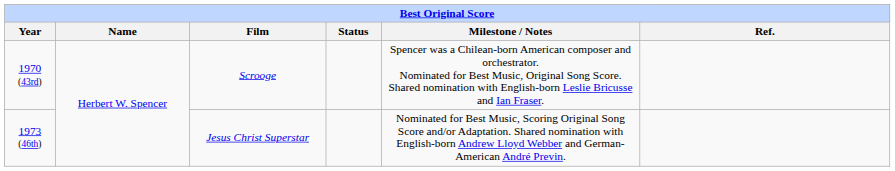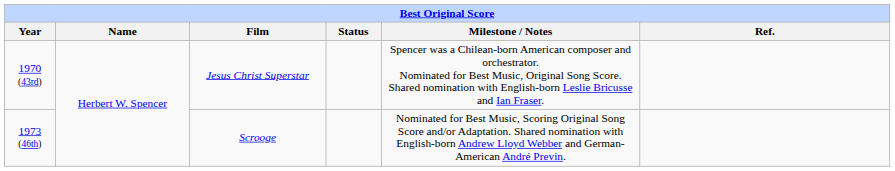(258, 75) Scrooge -> (258, 75) Jesus Christ Superstar
(258, 137) Jesus Christ Superstar -> (258, 137) Scrooge
